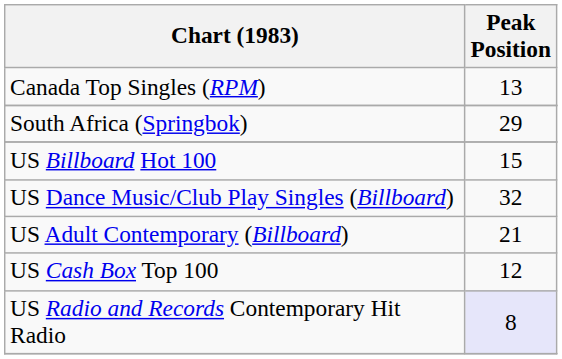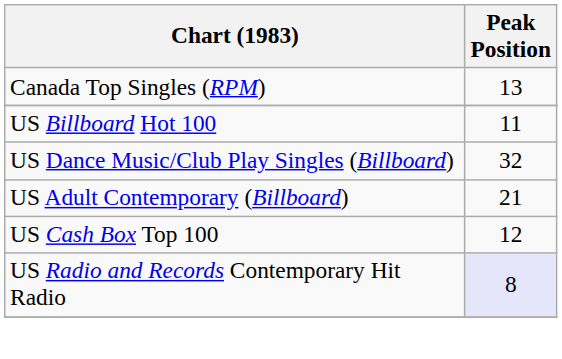- row: (129, 123)
(511, 160) 15 -> (511, 123) 11
